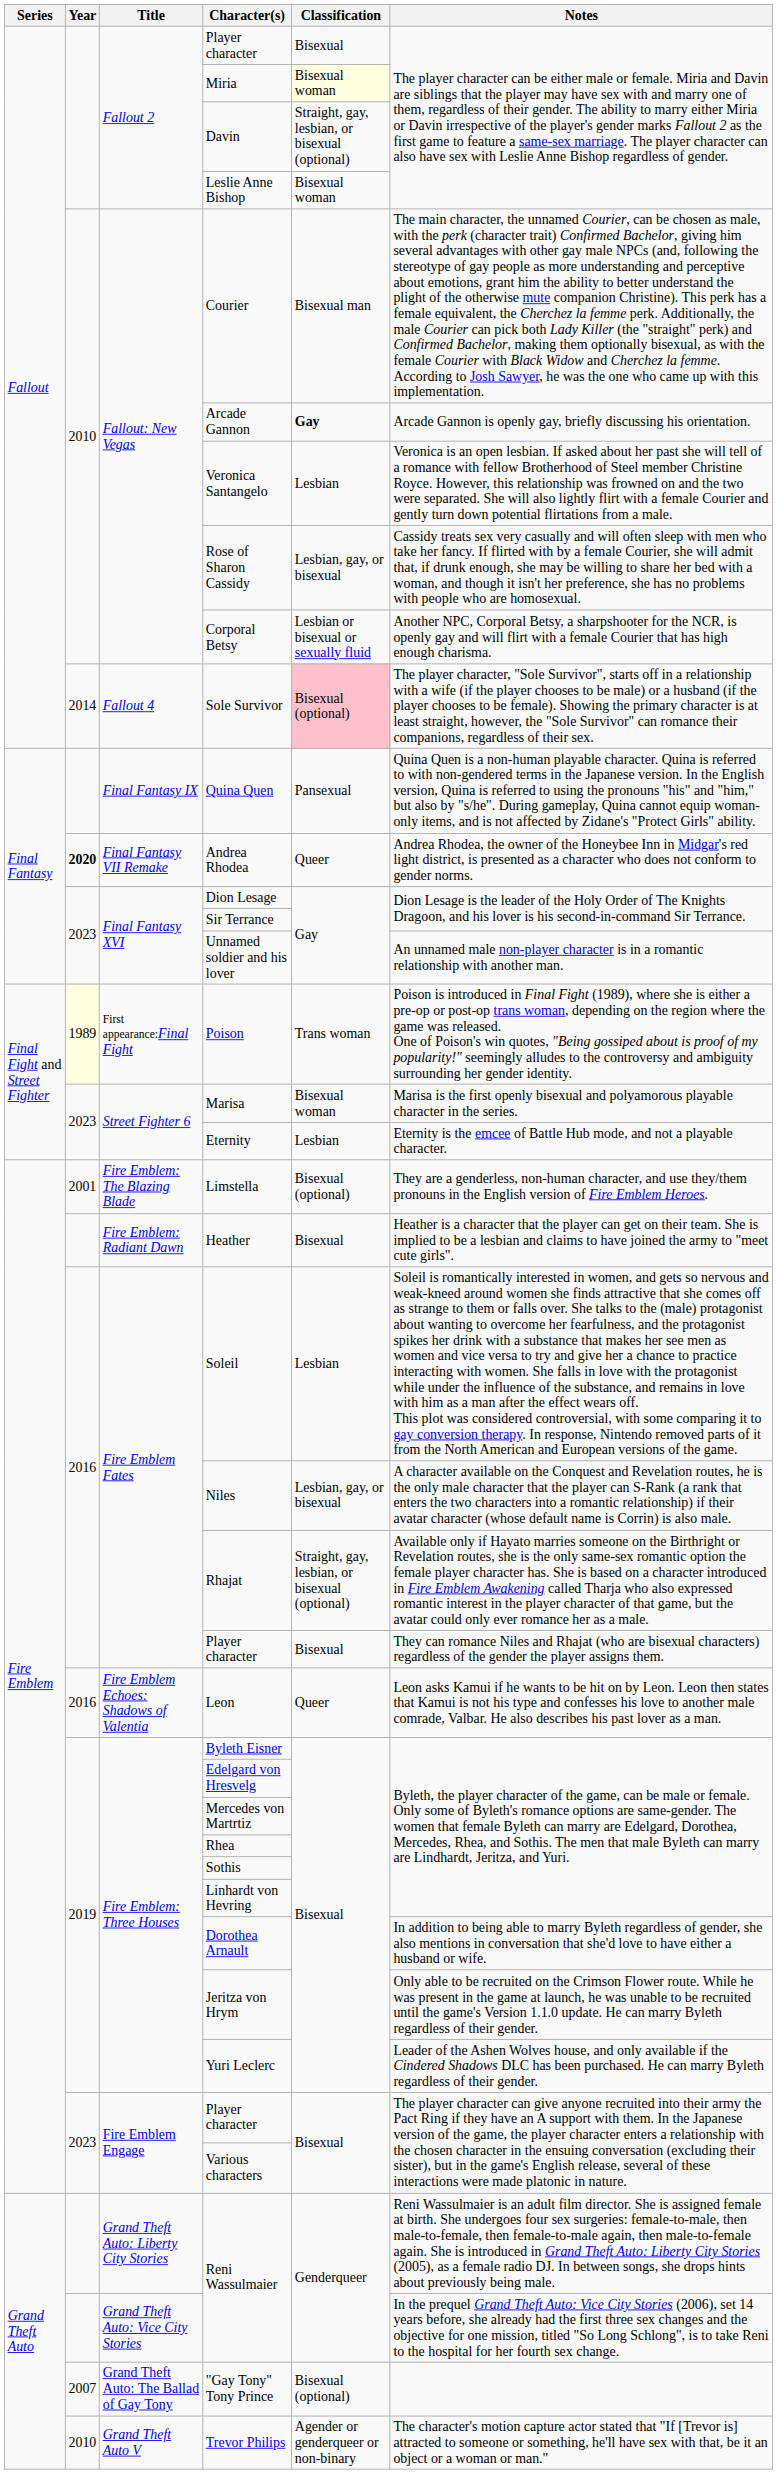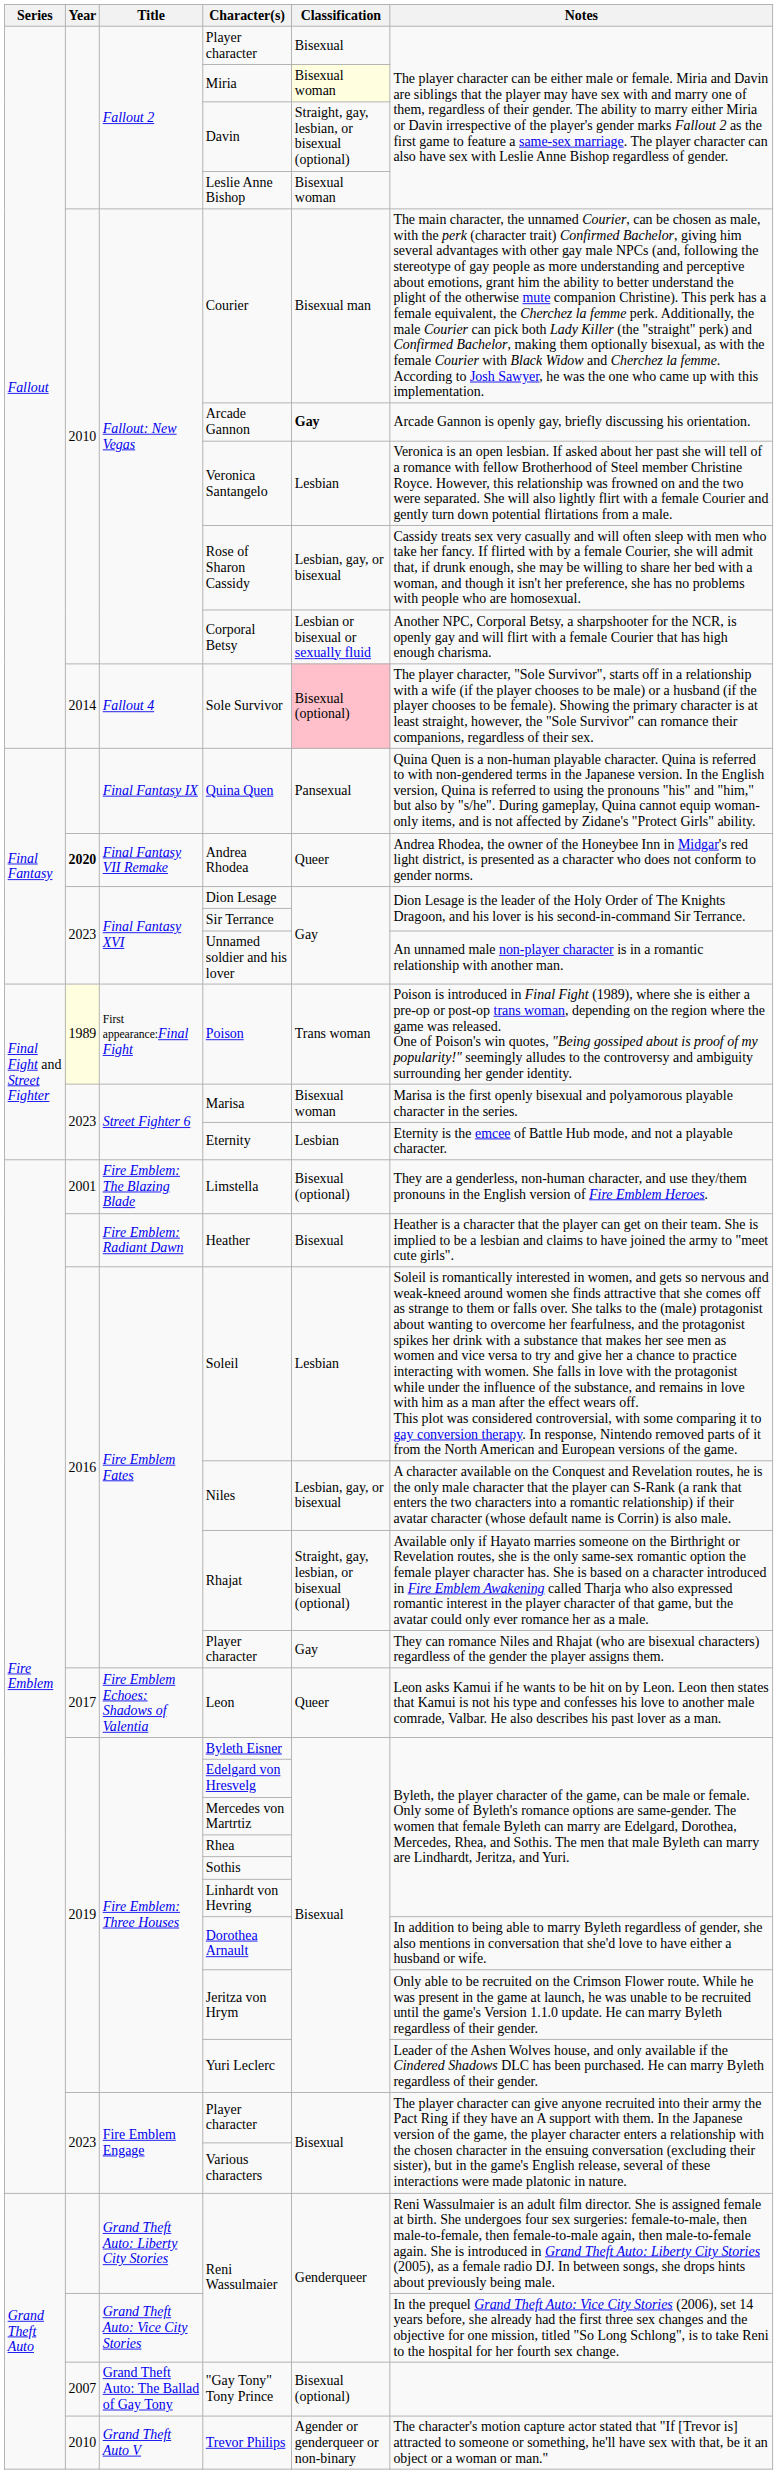(319, 1649) Bisexual -> (306, 1649) Gay
(82, 1702) 2016 -> (82, 1702) 2017
